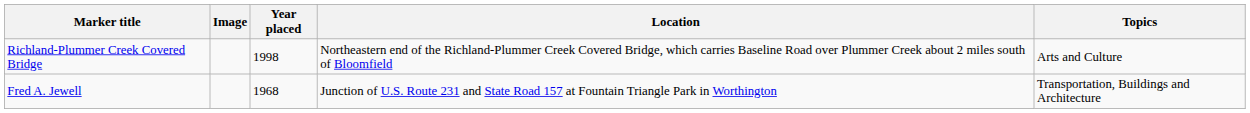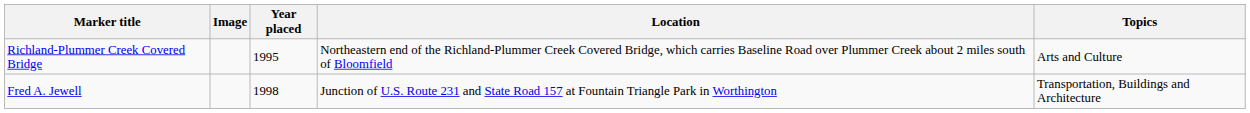(266, 56) 1998 -> (266, 56) 1995
(266, 91) 1968 -> (266, 91) 1998
